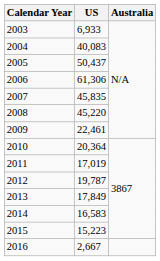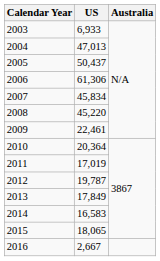(92, 46) 40,083 -> (92, 46) 47,013
(92, 96) 45,835 -> (92, 96) 45,834
(92, 230) 15,223 -> (92, 230) 18,065
